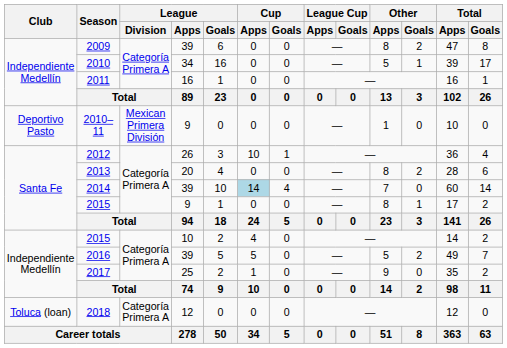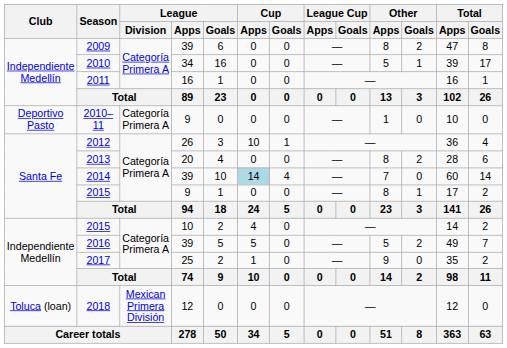(146, 126) Mexican Primera División -> (146, 120) Categoría Primera A
(146, 312) Categoría Primera A -> (146, 306) Mexican Primera División
